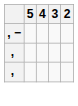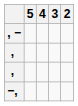+ row: (14, 91)
